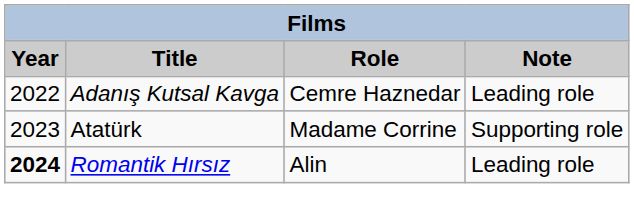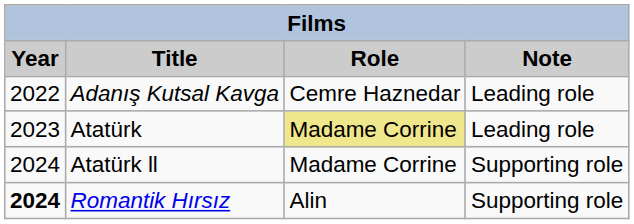(373, 129) no background -> (373, 129) khaki background
(547, 129) Supporting role -> (533, 129) Leading role
+ row: (114, 165)
(533, 165) Leading role -> (547, 200) Supporting role
